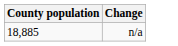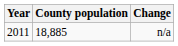+ column: (19, 13)
